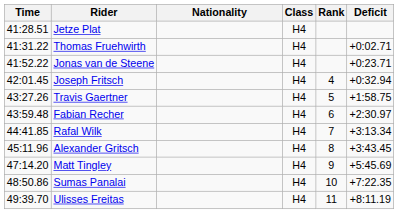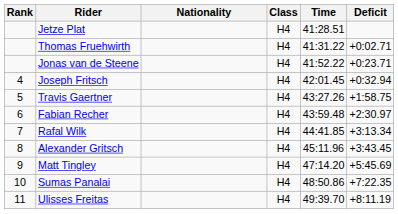columns swapped: (331, 13) <-> (28, 13)
